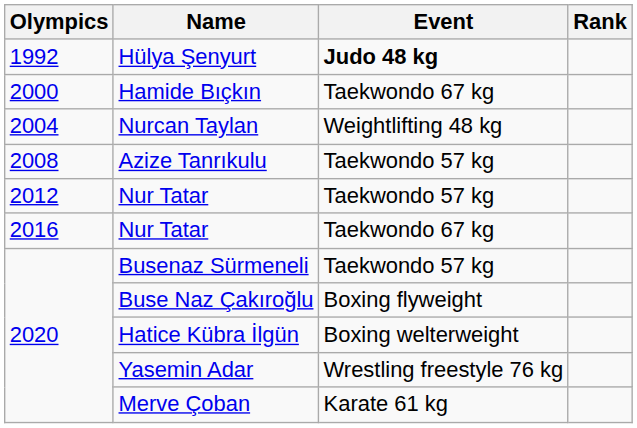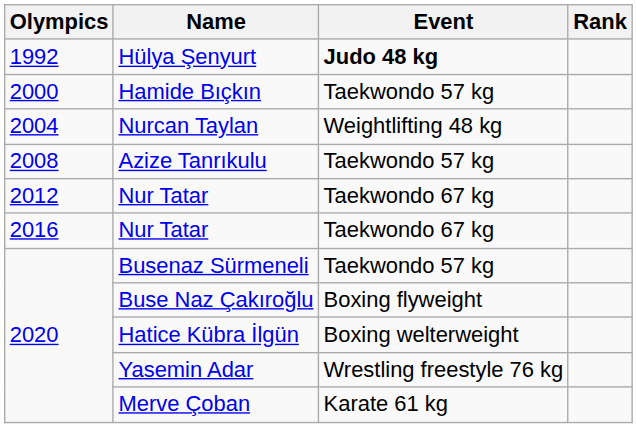(409, 91) Taekwondo 67 kg -> (409, 91) Taekwondo 57 kg
(409, 195) Taekwondo 57 kg -> (409, 195) Taekwondo 67 kg
